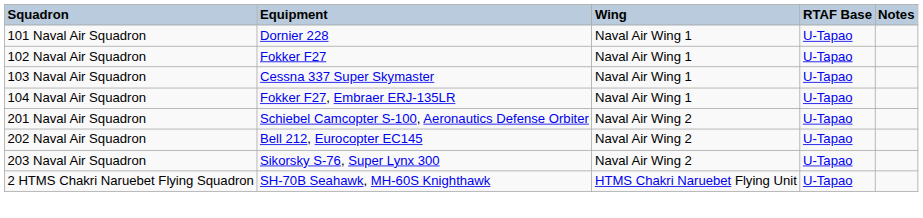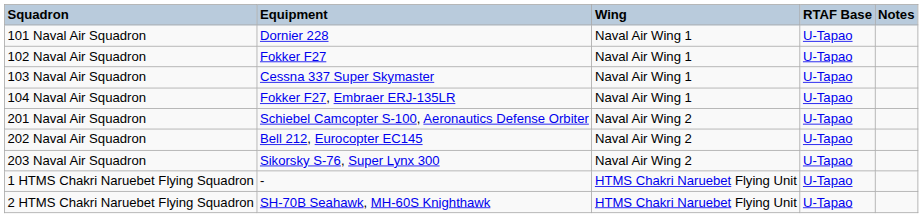+ row: (131, 181)
